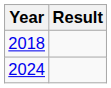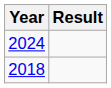rows swapped: (27, 43) <-> (27, 69)
